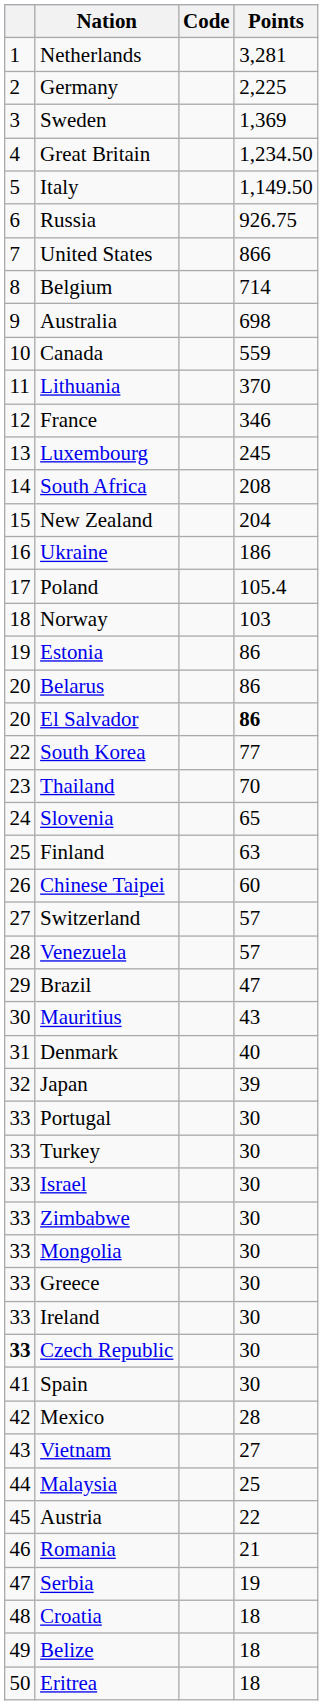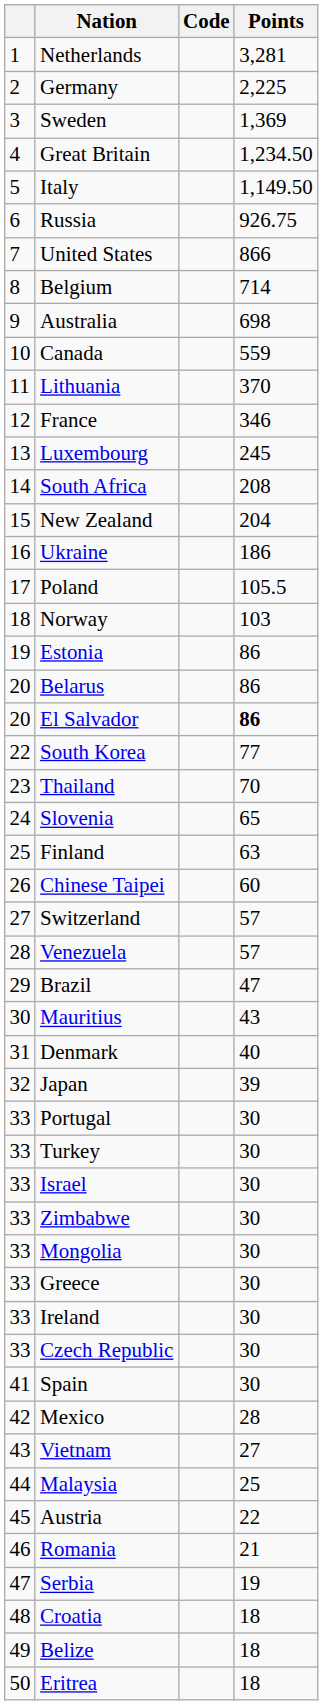(263, 586) 105.4 -> (263, 586) 105.5
(20, 1350) bold -> (20, 1350) normal
